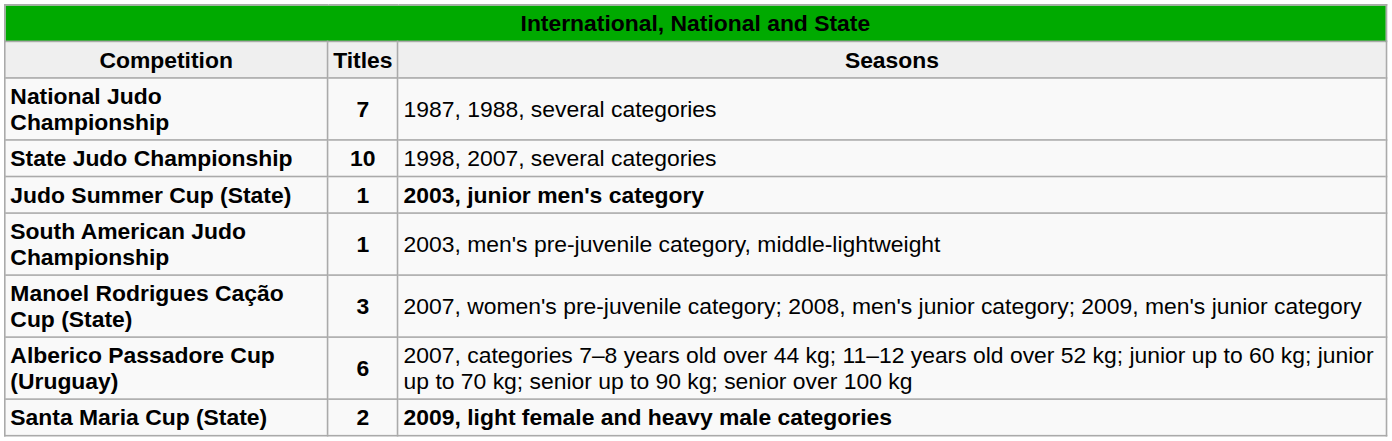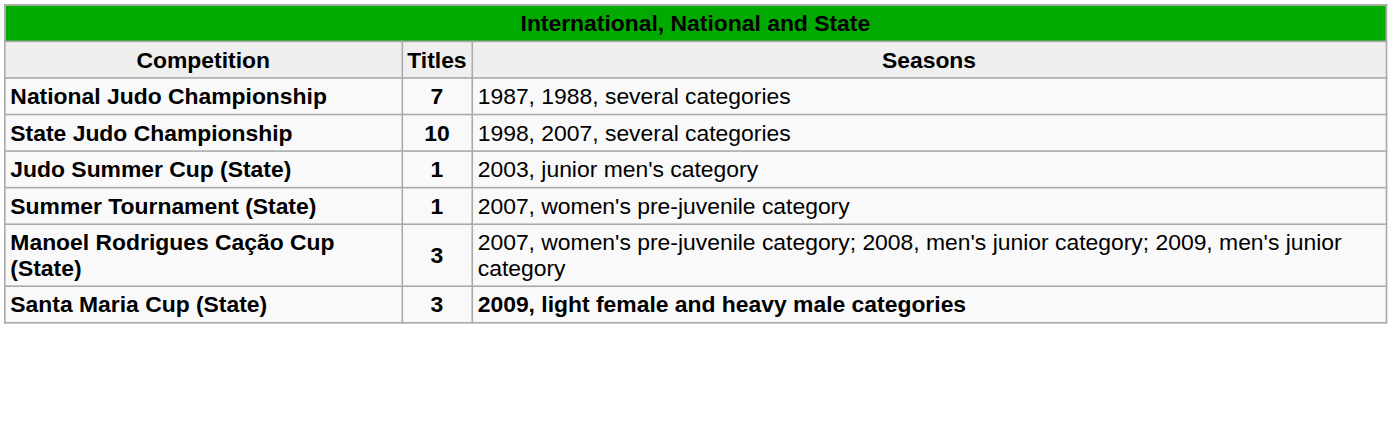(554, 195) bold -> (618, 170) normal
- row: (128, 244)
+ row: (163, 206)
- row: (143, 369)
(363, 418) 2 -> (437, 305) 3
